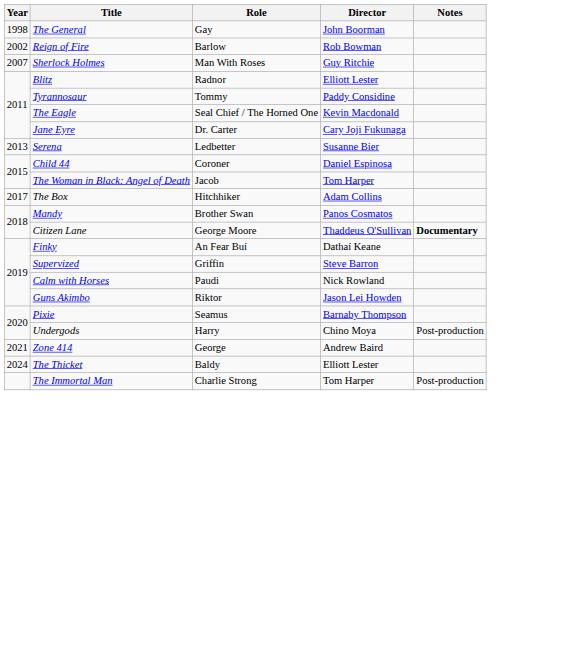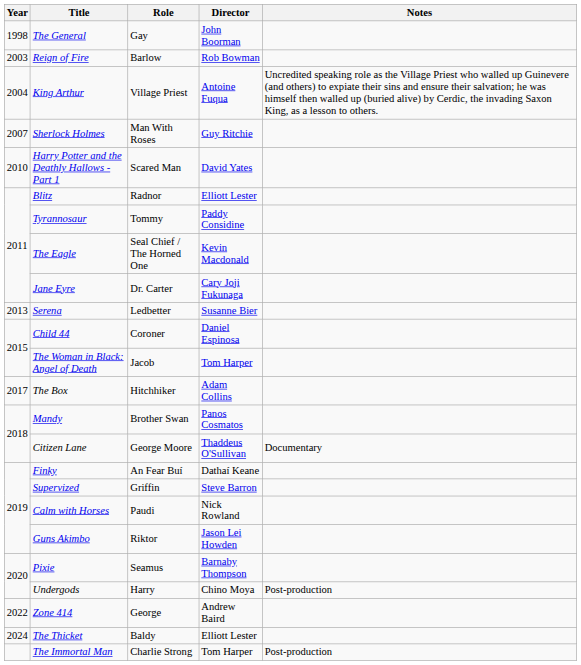(17, 46) 2002 -> (17, 58) 2003
+ row: (58, 92)
+ row: (77, 167)
(447, 230) bold -> (293, 448) normal
(17, 347) 2021 -> (17, 612) 2022
